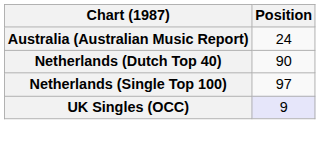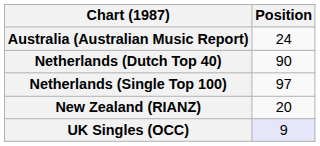+ row: (128, 107)
